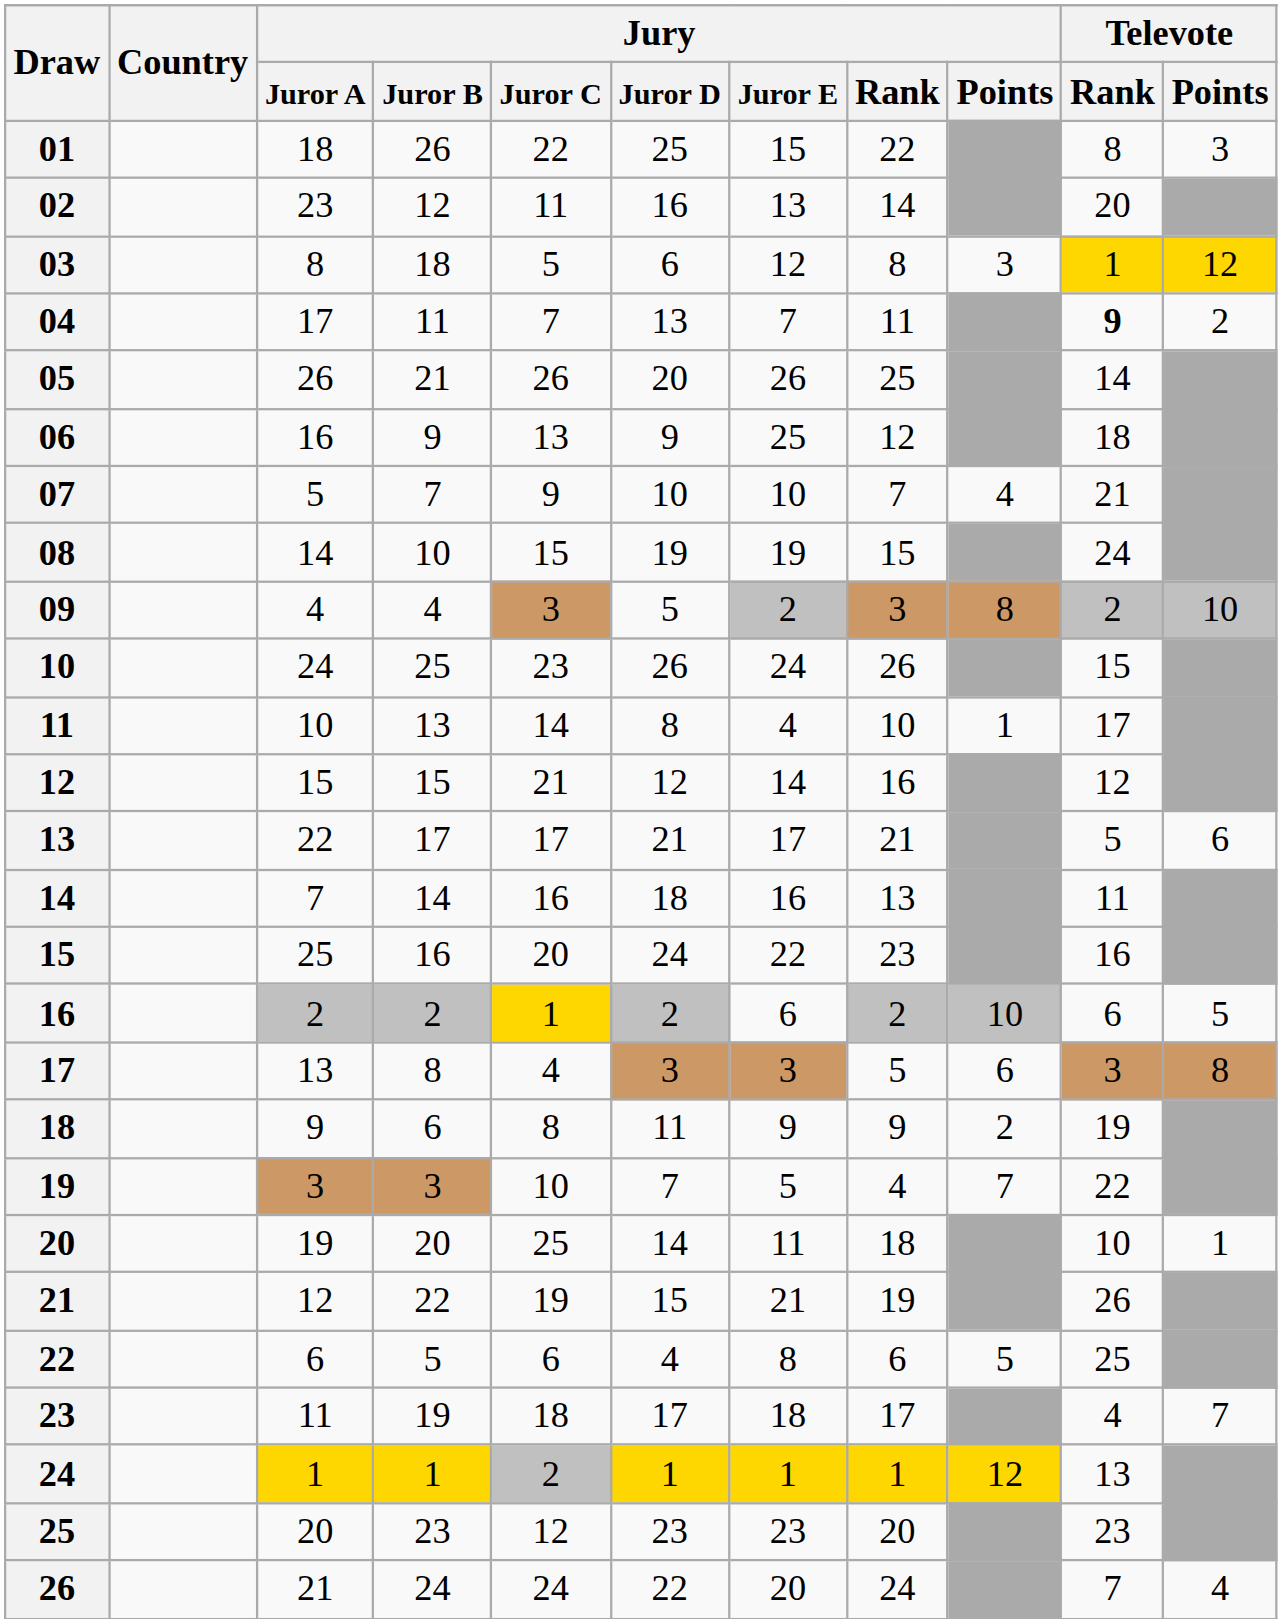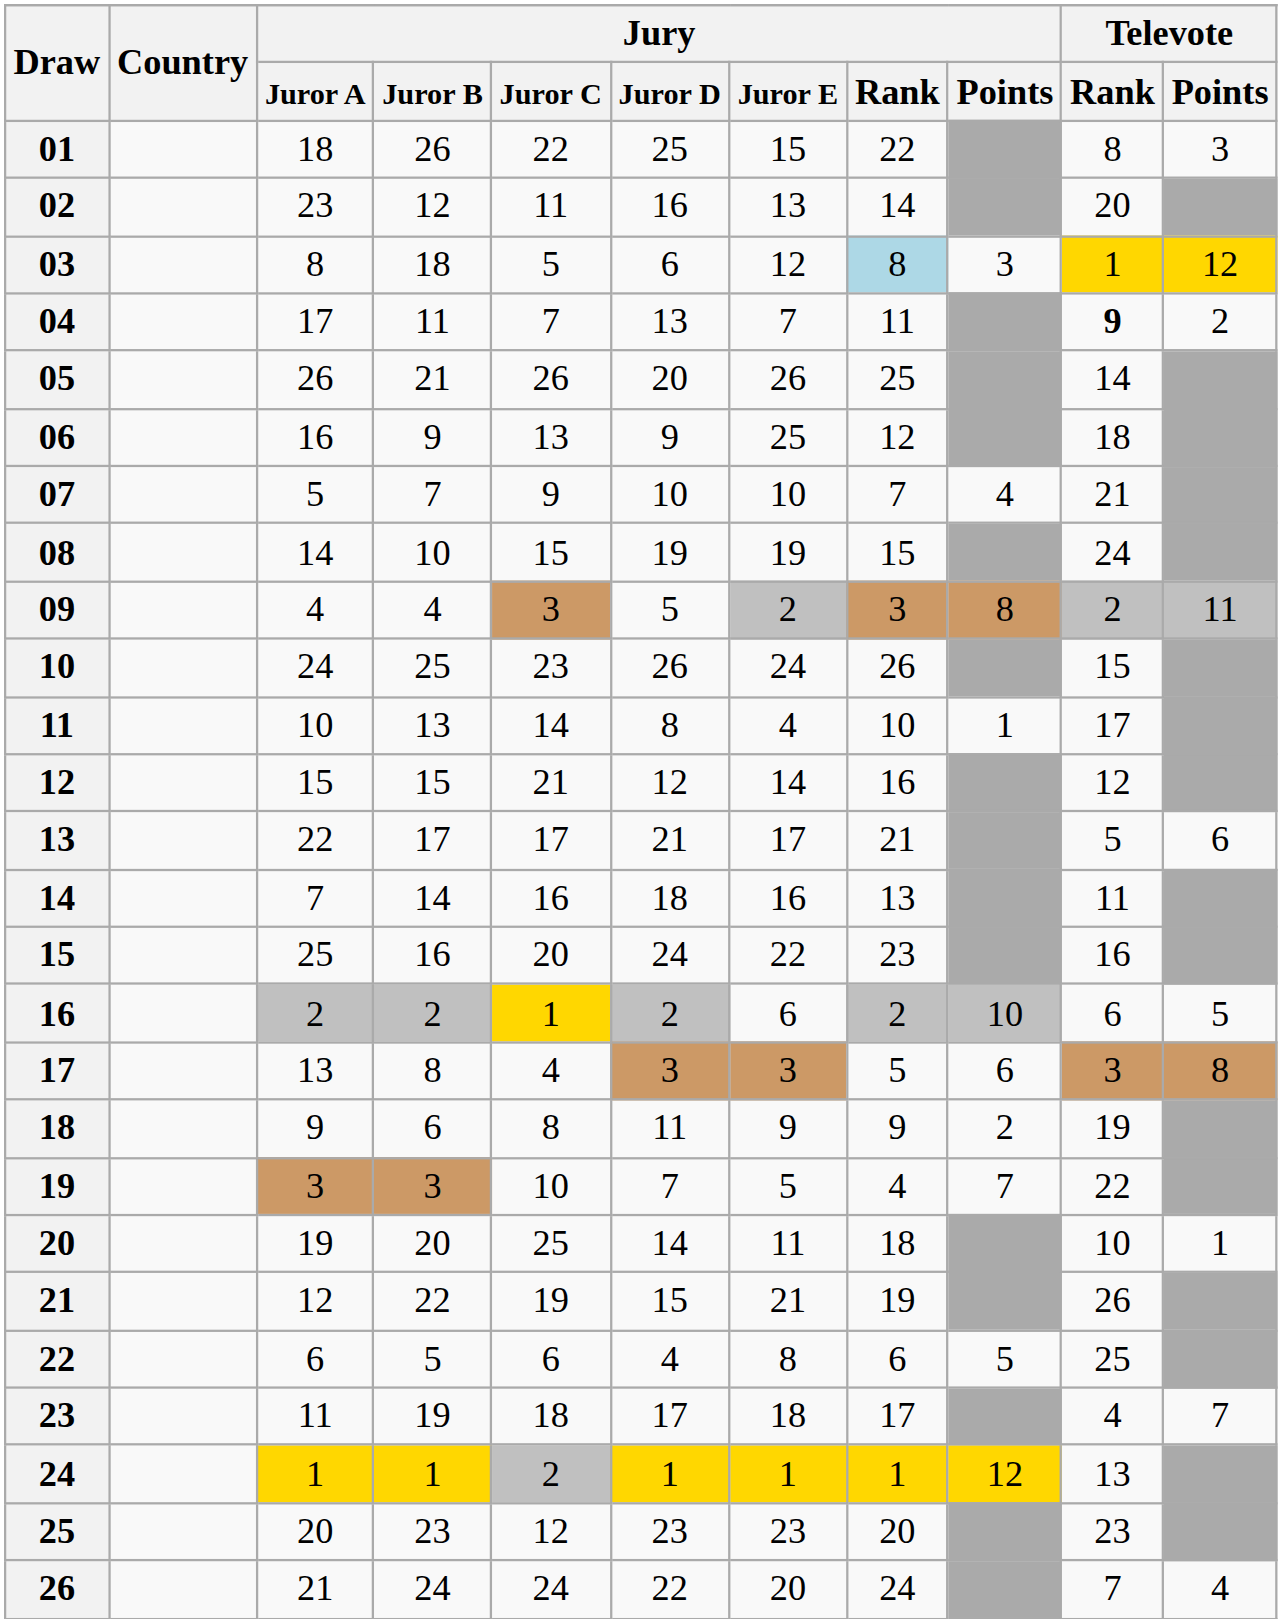(897, 263) no background -> (897, 263) lightblue background
(1220, 609) 10 -> (1220, 609) 11
